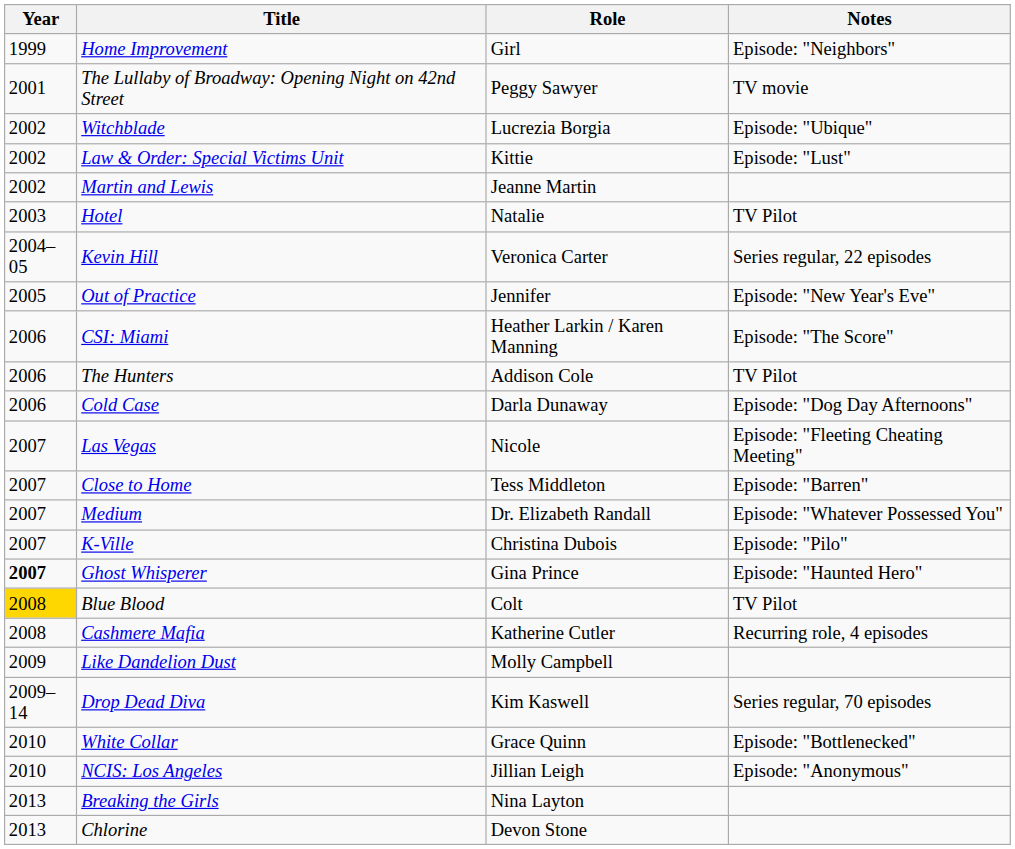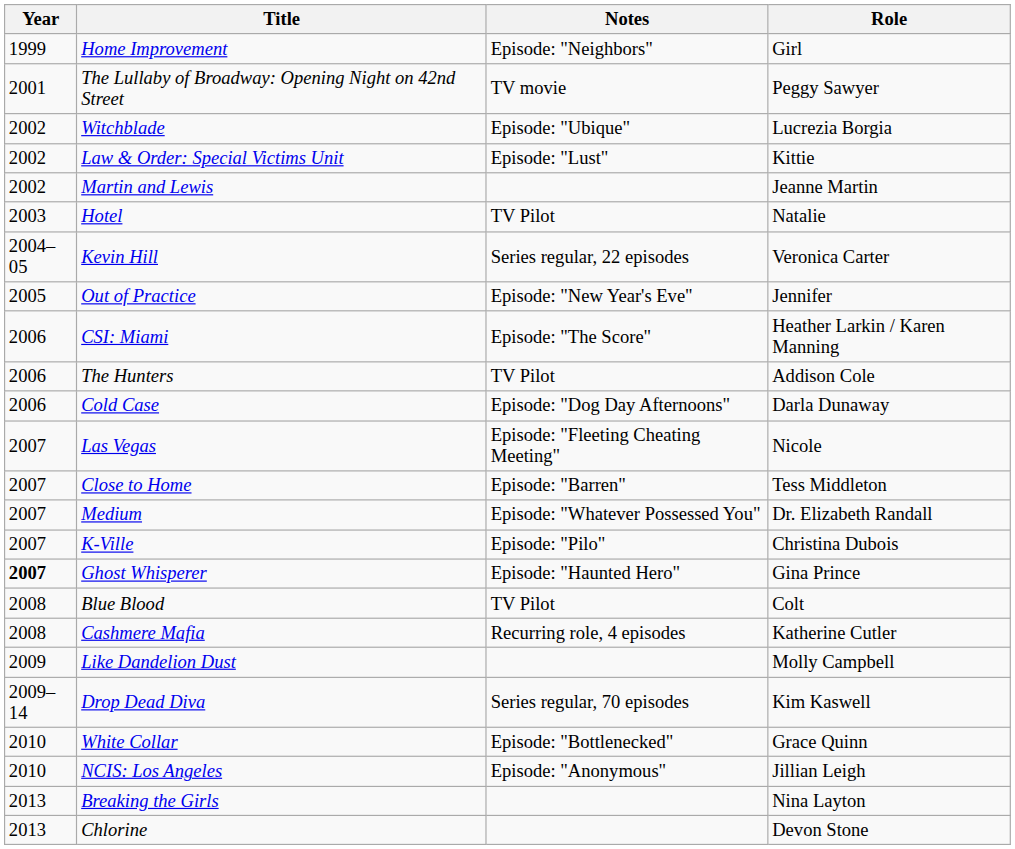columns swapped: (608, 19) <-> (870, 19)
(27, 603) gold background -> (27, 603) no background
